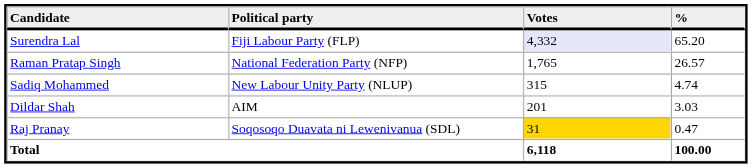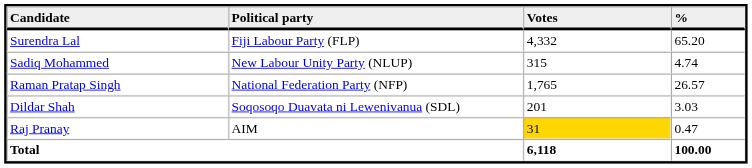(542, 41) lavender background -> (542, 41) no background
rows swapped: (65, 62) <-> (60, 84)
(245, 106) AIM -> (346, 106) Soqosoqo Duavata ni Lewenivanua (SDL)
(346, 128) Soqosoqo Duavata ni Lewenivanua (SDL) -> (245, 128) AIM
